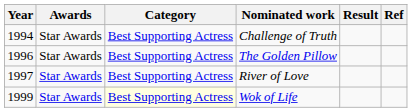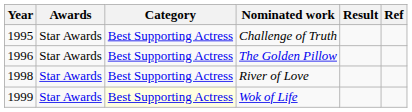(20, 35) 1994 -> (20, 35) 1995
(20, 76) 1997 -> (20, 76) 1998
